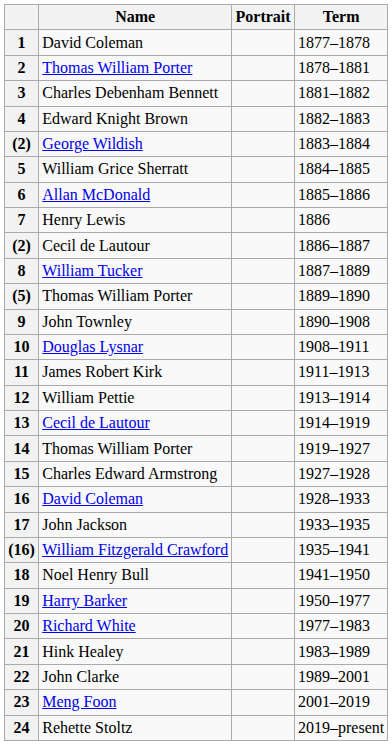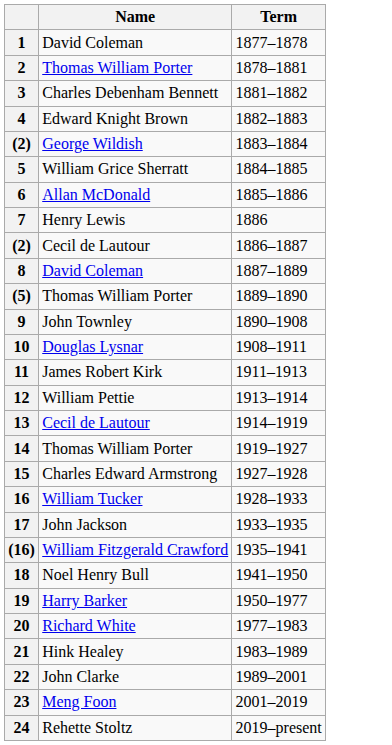- column: (263, 17)
(92, 270) William Tucker -> (93, 270) David Coleman
(93, 499) David Coleman -> (92, 499) William Tucker
